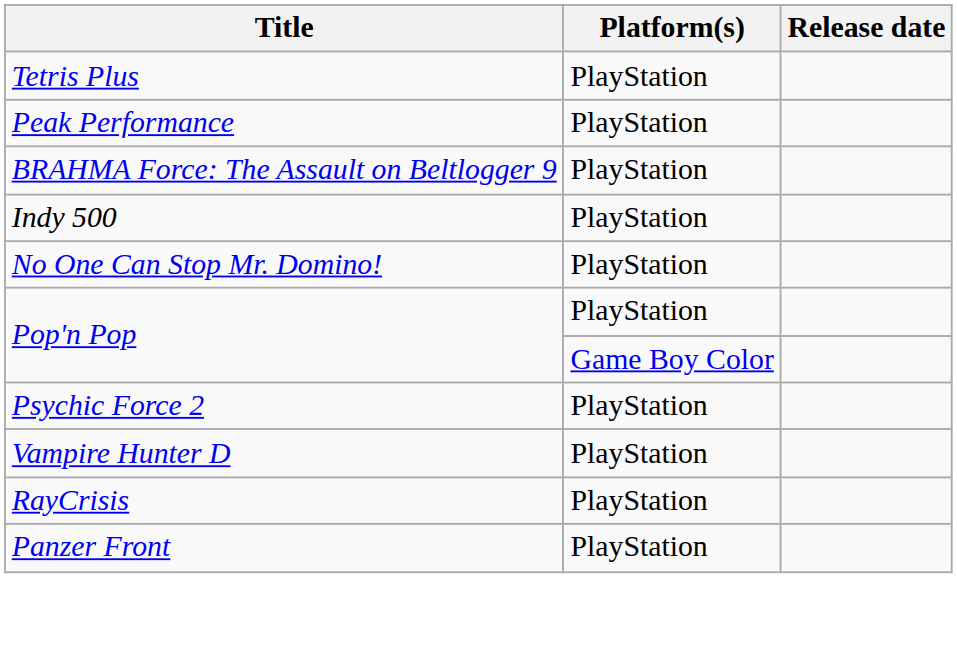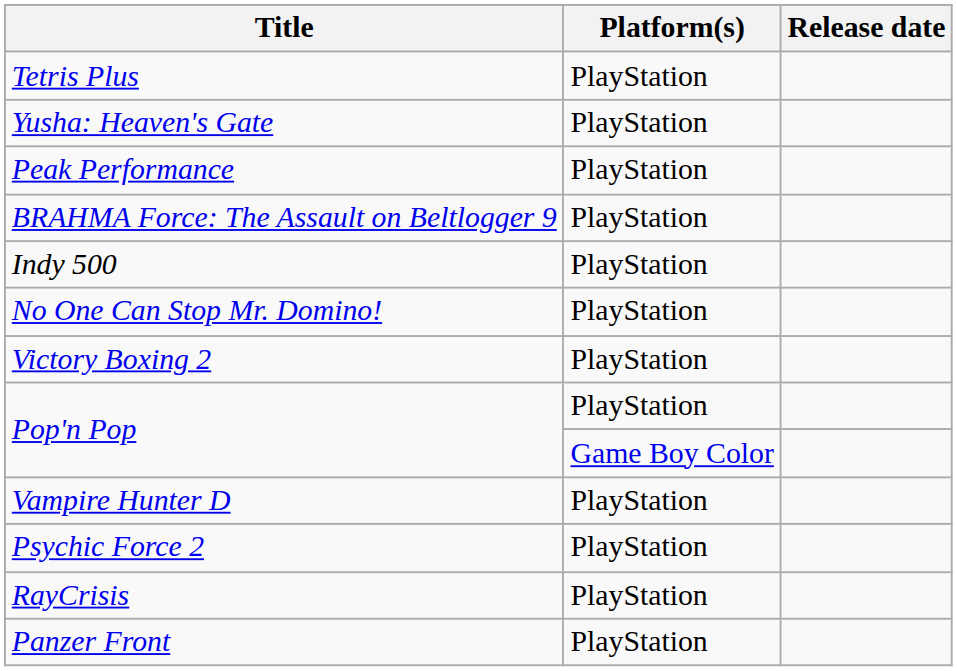+ row: (143, 122)
+ row: (112, 358)
rows swapped: (108, 405) <-> (121, 452)
